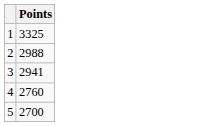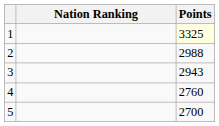+ column: (96, 14)
(31, 33) no background -> (191, 33) lightyellow background
(31, 72) 2941 -> (191, 72) 2943
